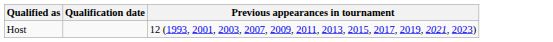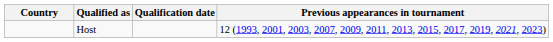+ column: (39, 12)
